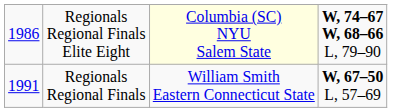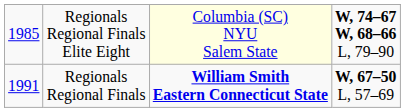(24, 34) 1986 -> (24, 34) 1985
(234, 85) normal -> (240, 85) bold
